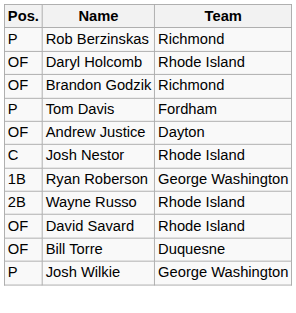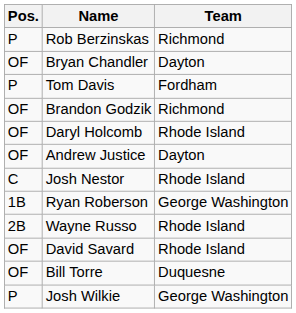+ row: (97, 62)
rows swapped: (80, 109) <-> (94, 62)
